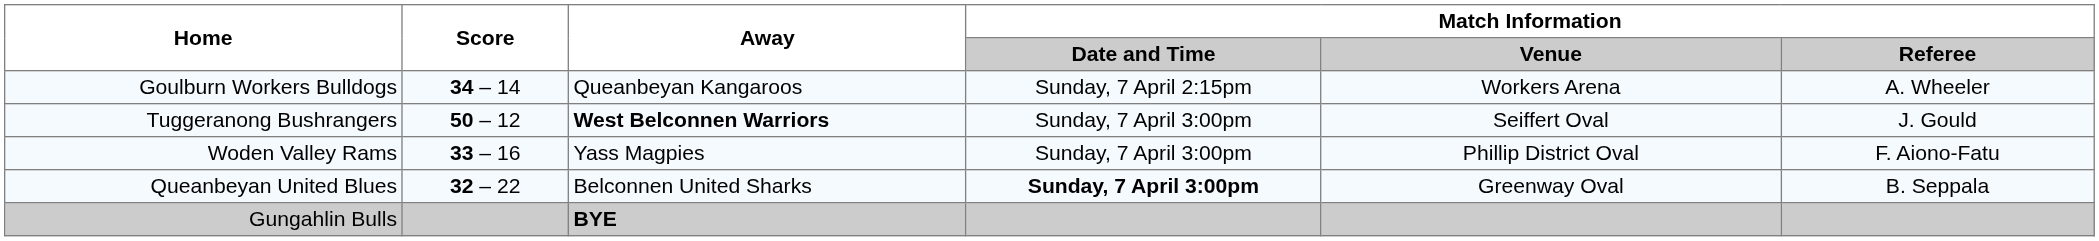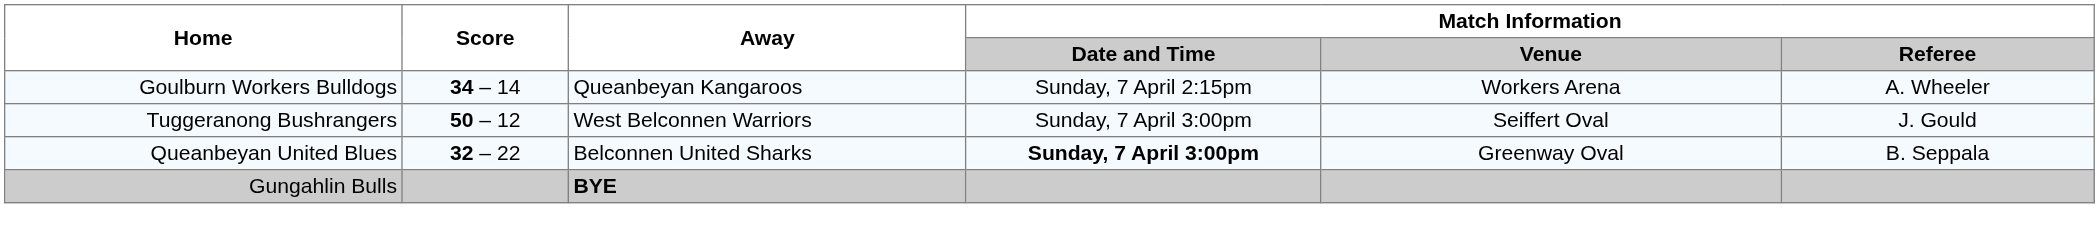(701, 120) bold -> (693, 120) normal
- row: (302, 152)
